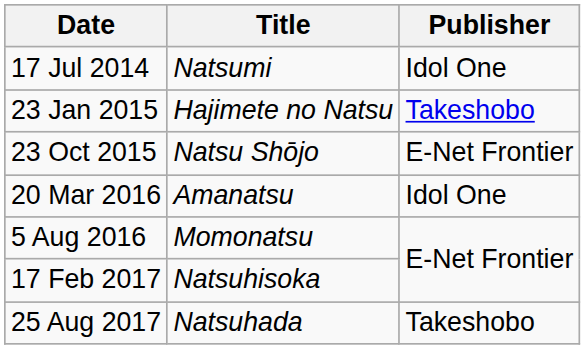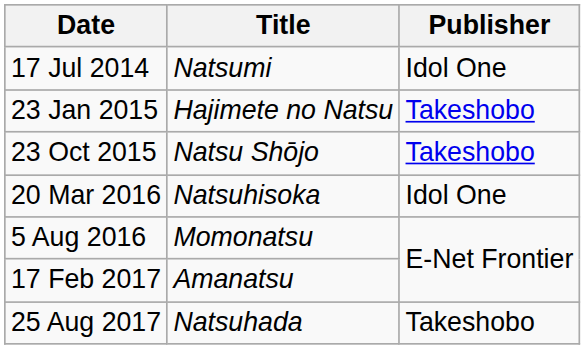(489, 152) E-Net Frontier -> (470, 152) Takeshobo
(234, 195) Amanatsu -> (247, 195) Natsuhisoka
(247, 279) Natsuhisoka -> (234, 279) Amanatsu
